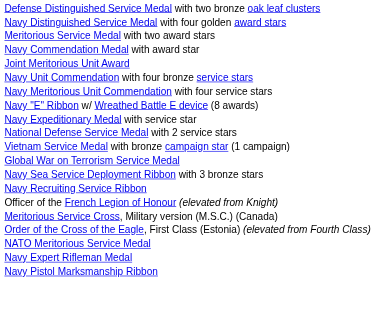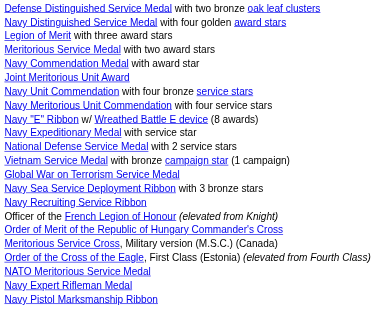+ row: (88, 36)
+ row: (144, 230)
